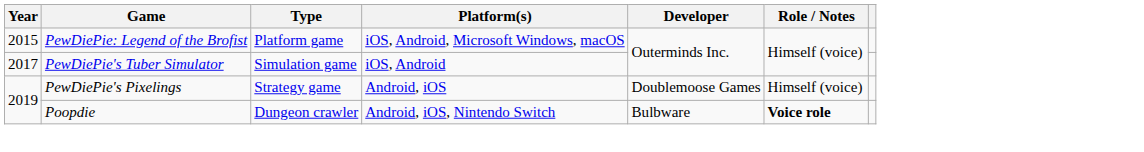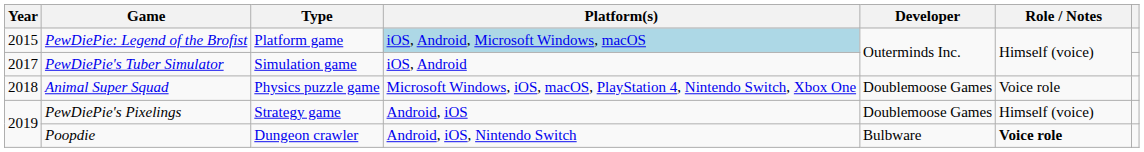(495, 40) no background -> (516, 40) lightblue background
+ row: (107, 87)
